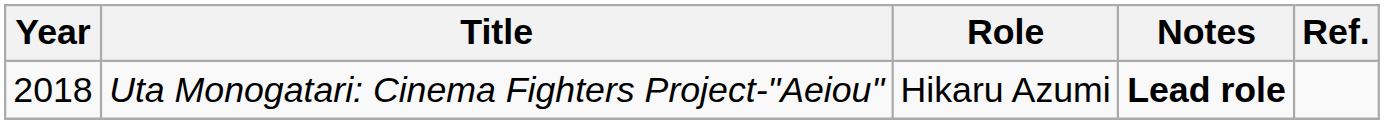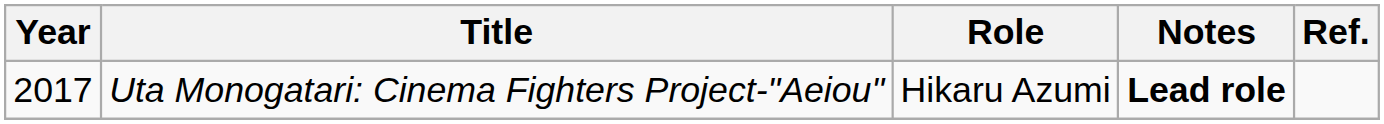(53, 89) 2018 -> (53, 89) 2017
